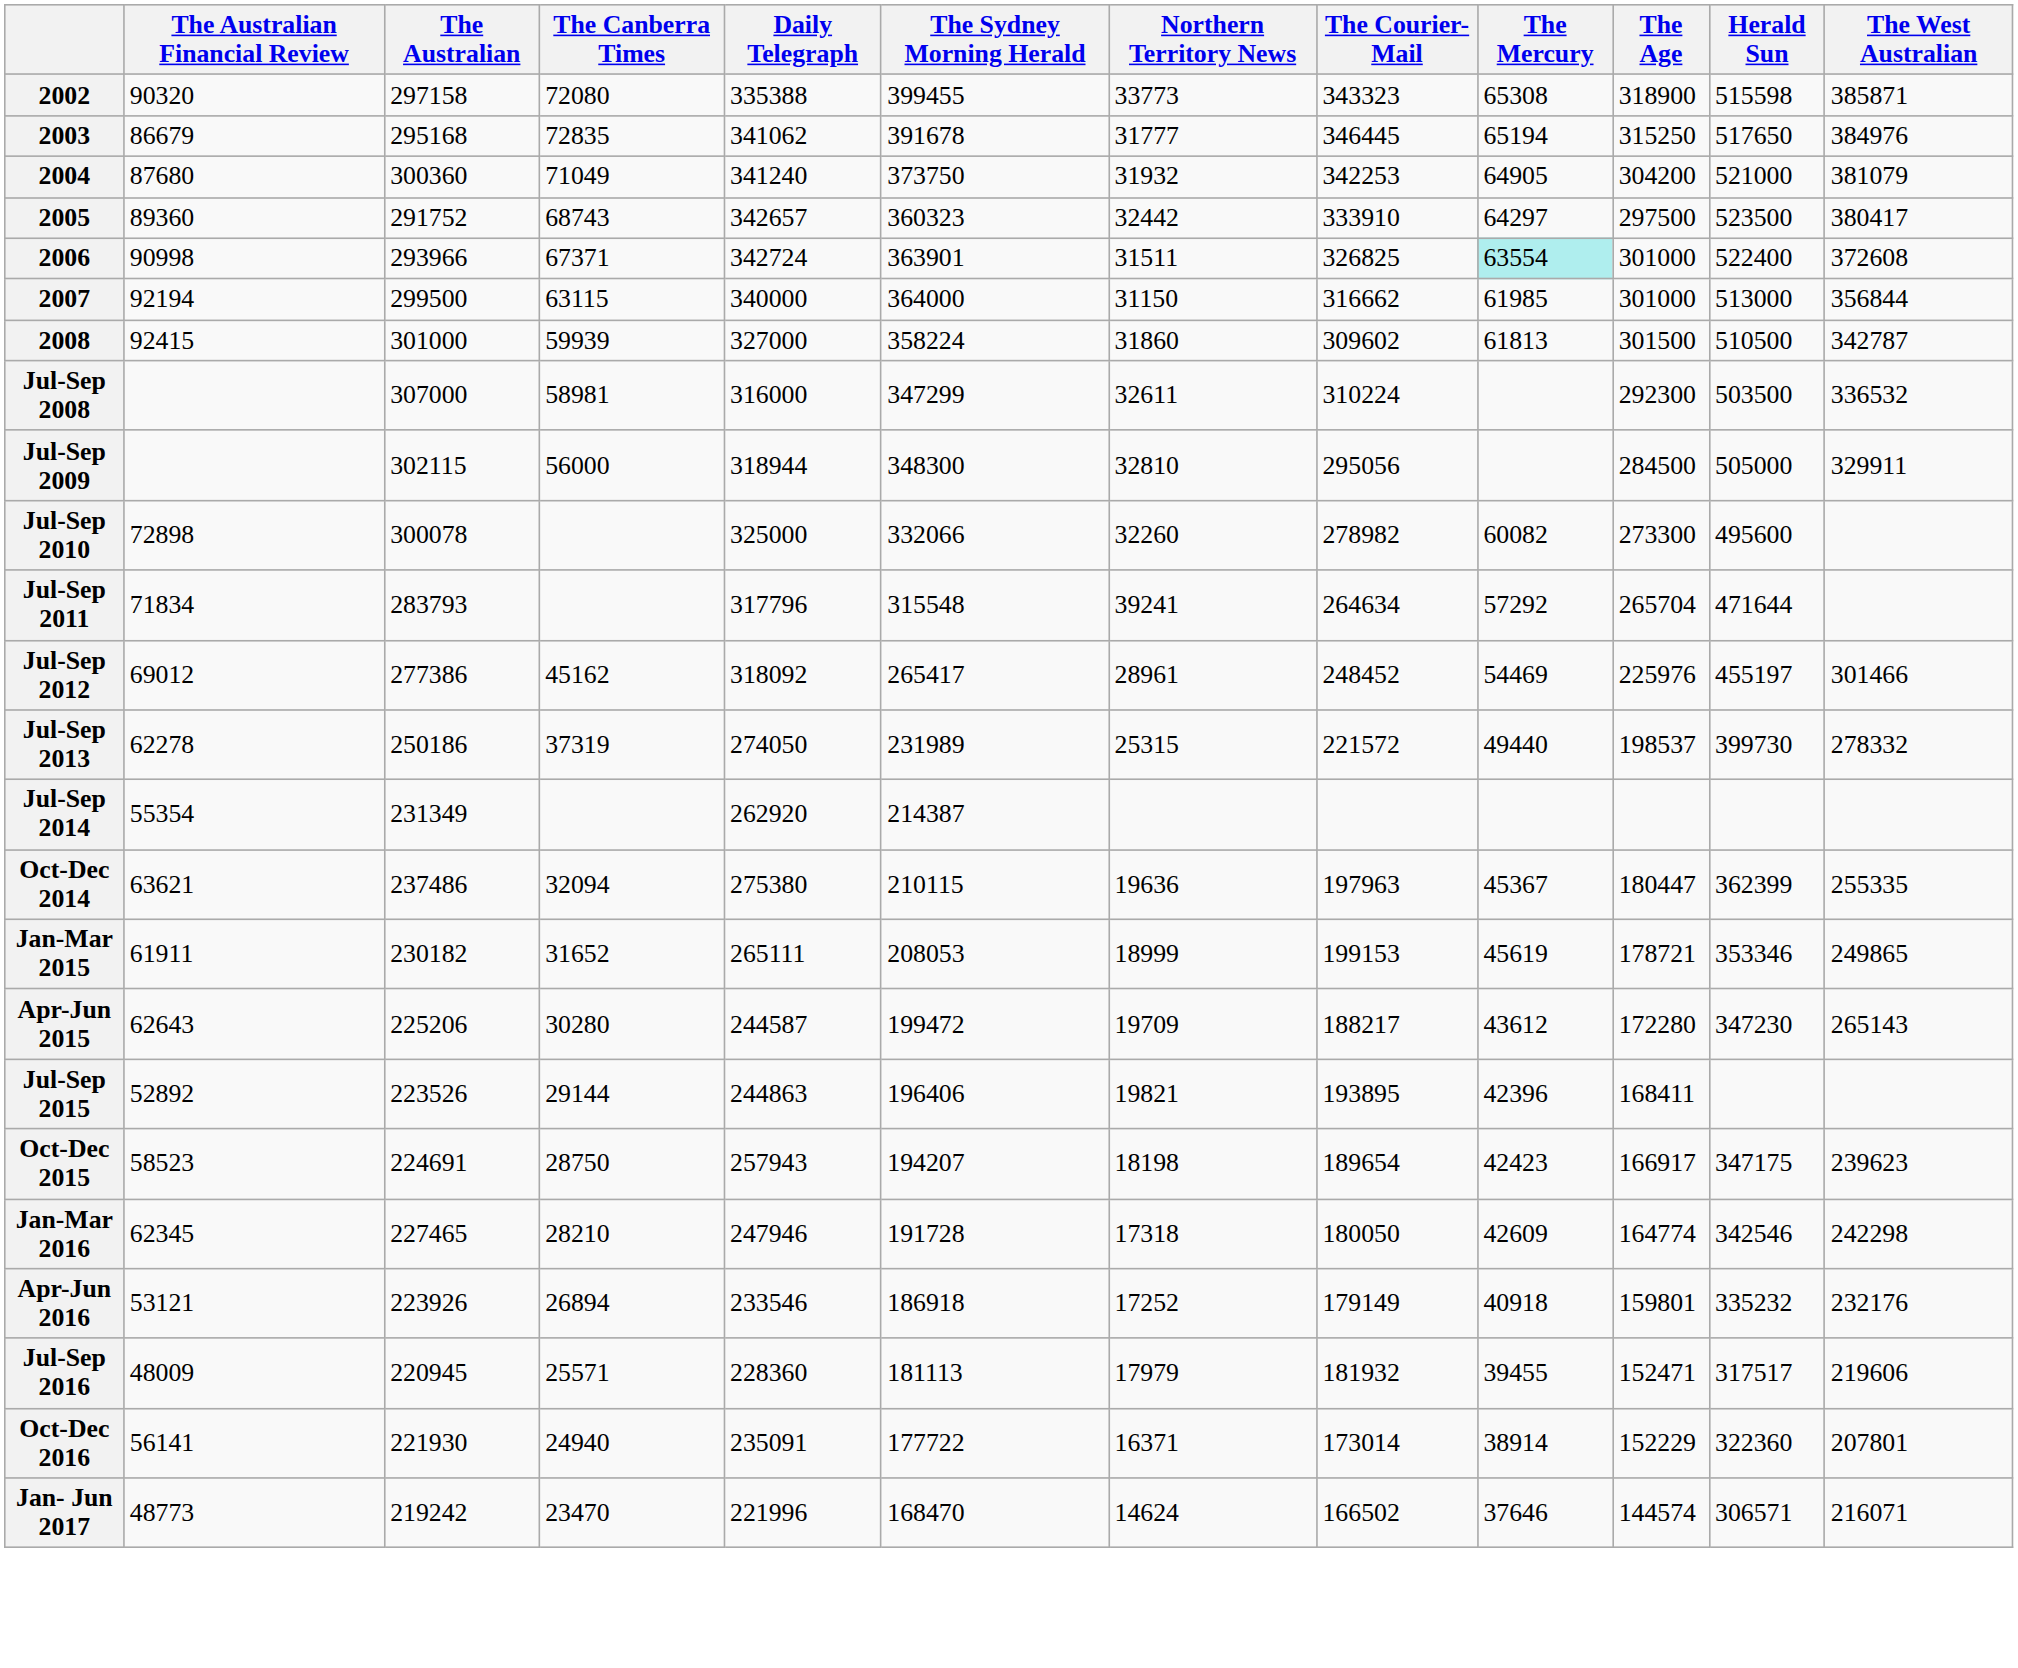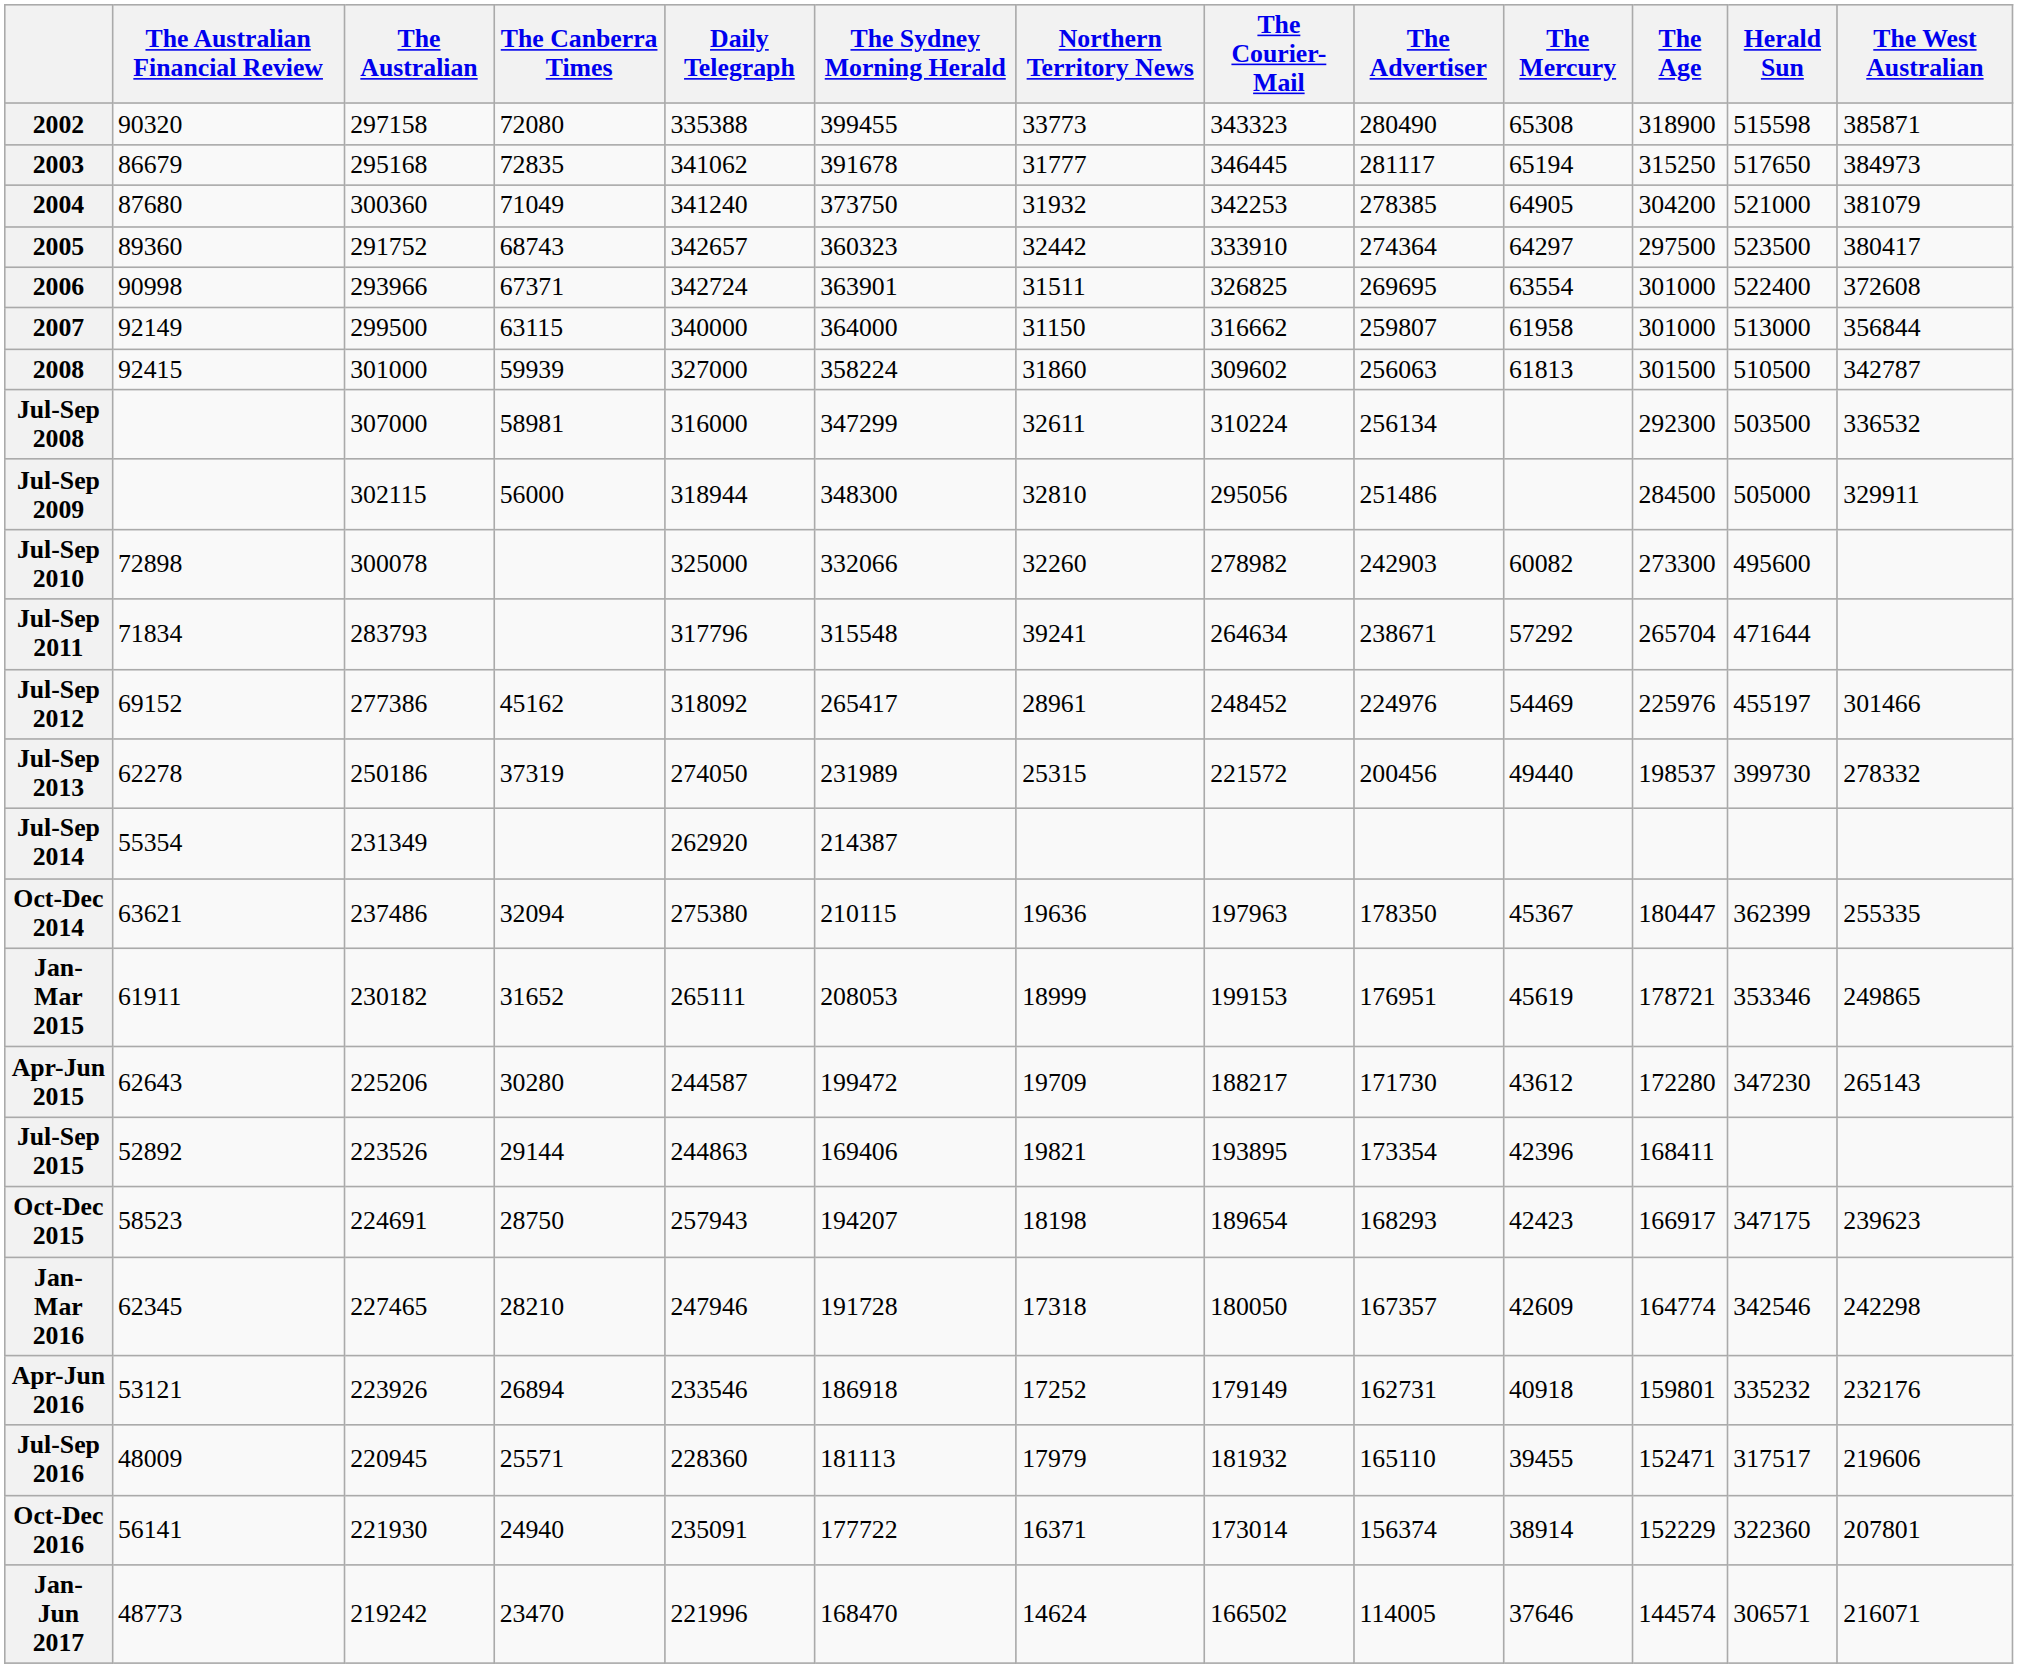+ column: (1428, 53)
(1869, 135) 384976 -> (1882, 164) 384973
(1516, 258) paleturquoise background -> (1541, 287) no background
(162, 299) 92194 -> (150, 328) 92149
(1516, 299) 61985 -> (1541, 328) 61958
(162, 674) 69012 -> (150, 703) 69152
(926, 1093) 196406 -> (859, 1151) 169406
